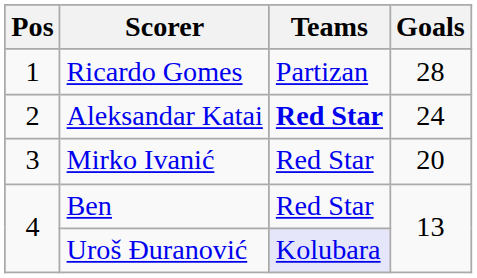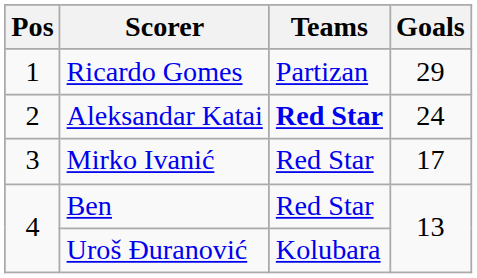(430, 71) 28 -> (430, 71) 29
(430, 160) 20 -> (430, 160) 17
(328, 250) lavender background -> (328, 250) no background
